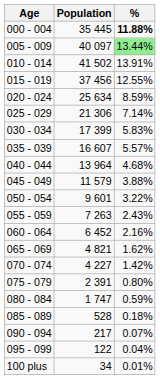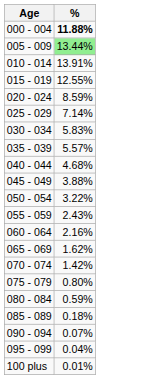- column: (84, 13)
